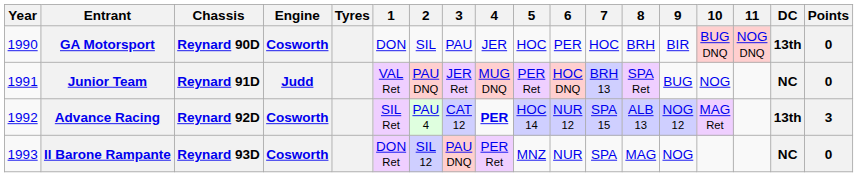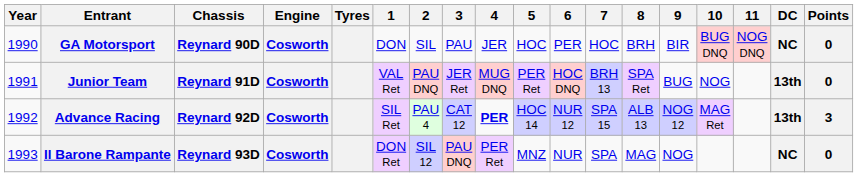(788, 44) 13th -> (788, 44) NC
(297, 81) Judd -> (297, 81) Cosworth
(788, 81) NC -> (788, 81) 13th
